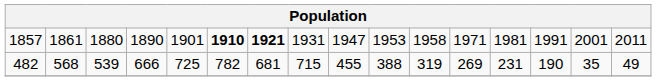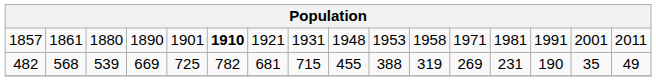(268, 40) bold -> (268, 40) normal
(349, 40) 1947 -> (349, 40) 1948
(147, 64) 666 -> (147, 64) 669
